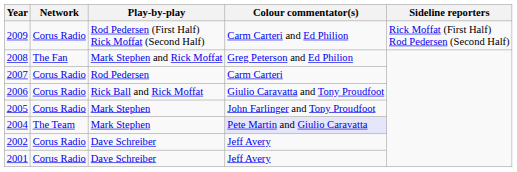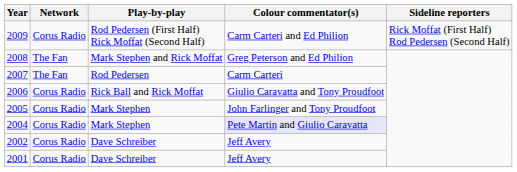(59, 74) Corus Radio -> (50, 74) The Fan
(54, 125) The Team -> (59, 125) Corus Radio
